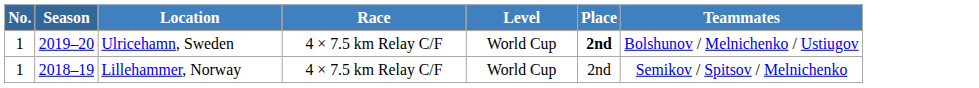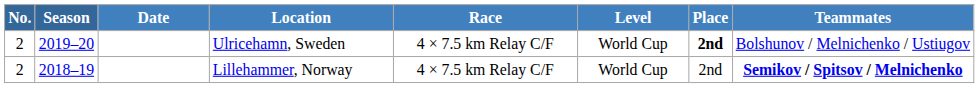+ column: (153, 17)
(20, 43) 1 -> (20, 43) 2
(20, 69) 1 -> (20, 69) 2
(742, 69) normal -> (853, 69) bold
